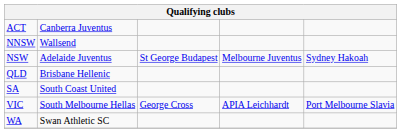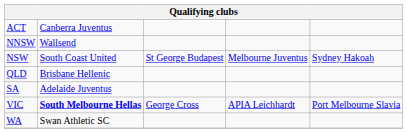(76, 58) Adelaide Juventus -> (78, 58) South Coast United
(78, 89) South Coast United -> (76, 89) Adelaide Juventus
(87, 105) normal -> (90, 105) bold
